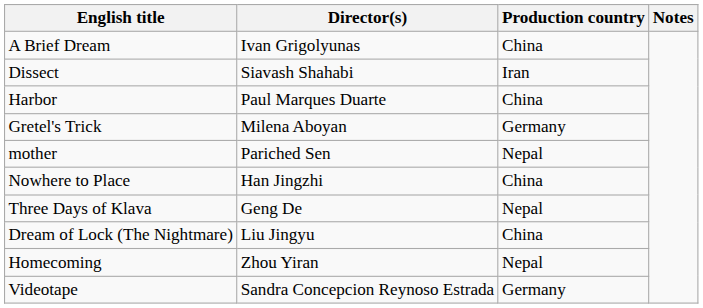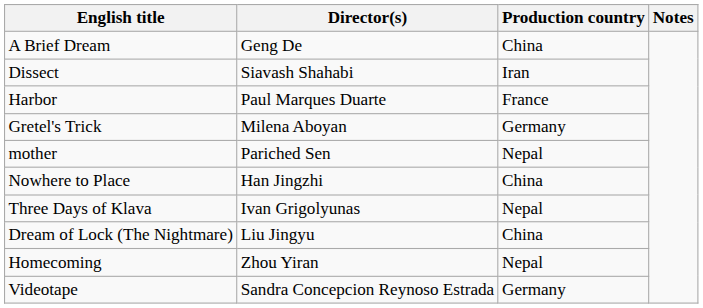(300, 45) Ivan Grigolyunas -> (271, 45) Geng De
(522, 99) China -> (525, 99) France
(271, 208) Geng De -> (300, 208) Ivan Grigolyunas
